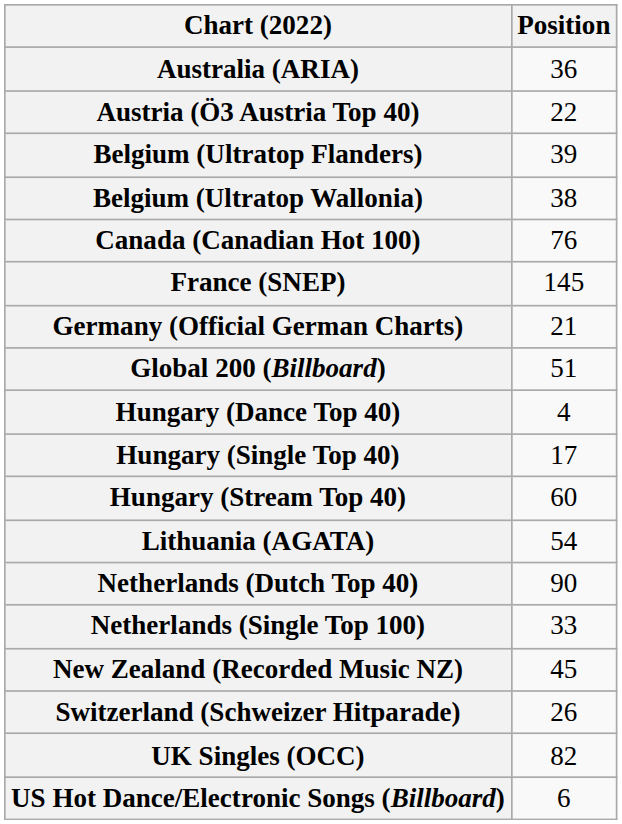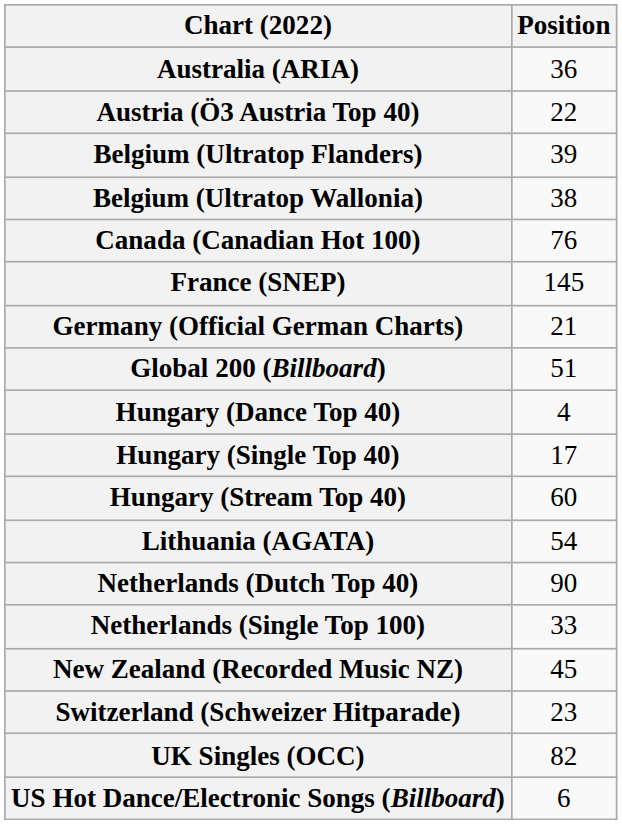(564, 712) 26 -> (564, 712) 23
